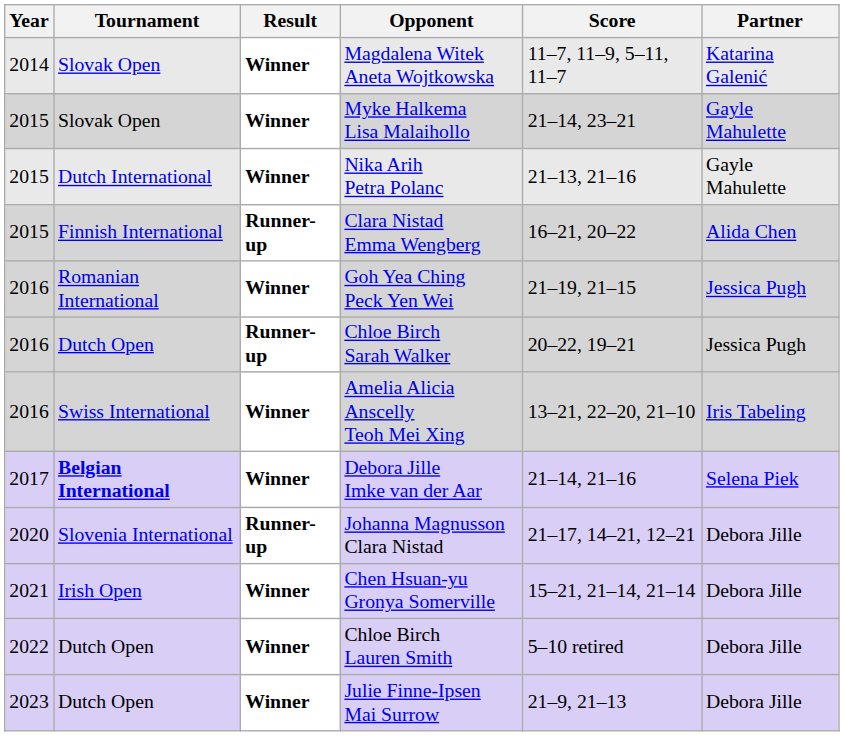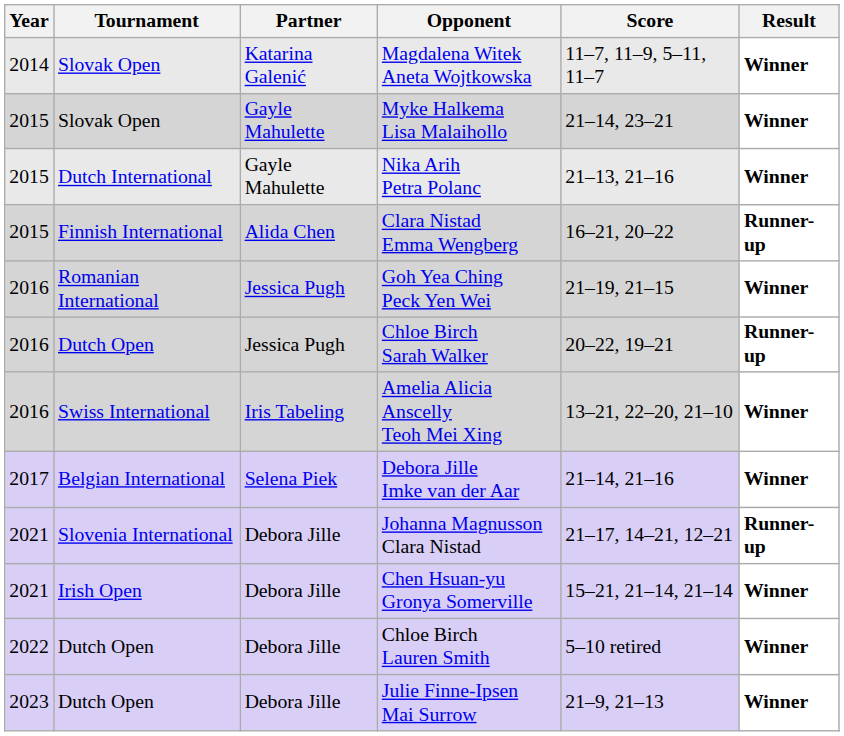columns swapped: (770, 21) <-> (290, 21)
(114, 479) bold -> (141, 479) normal
(29, 535) 2020 -> (29, 535) 2021
